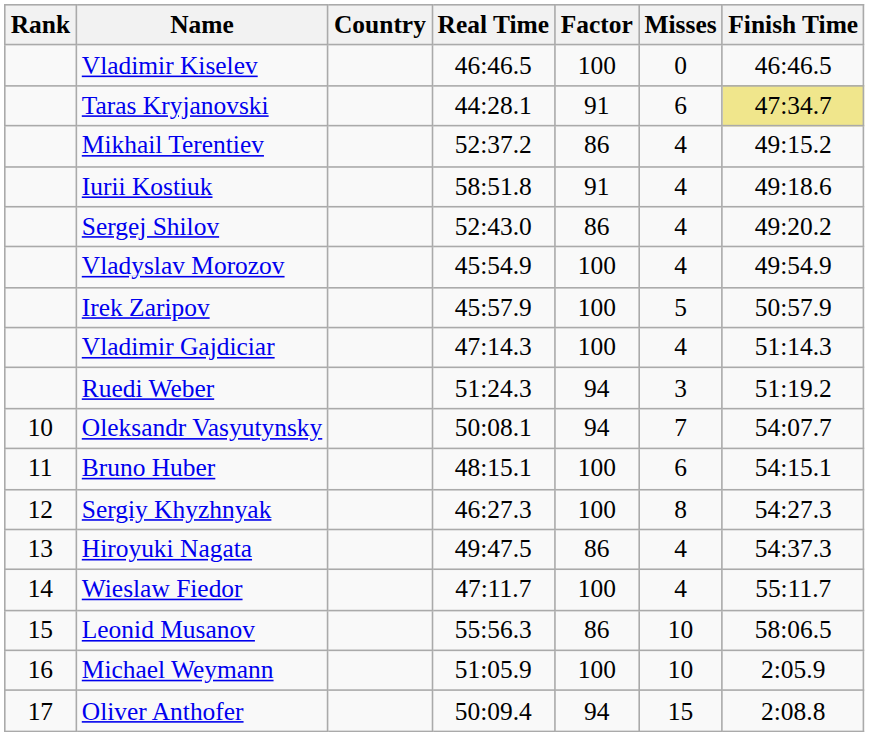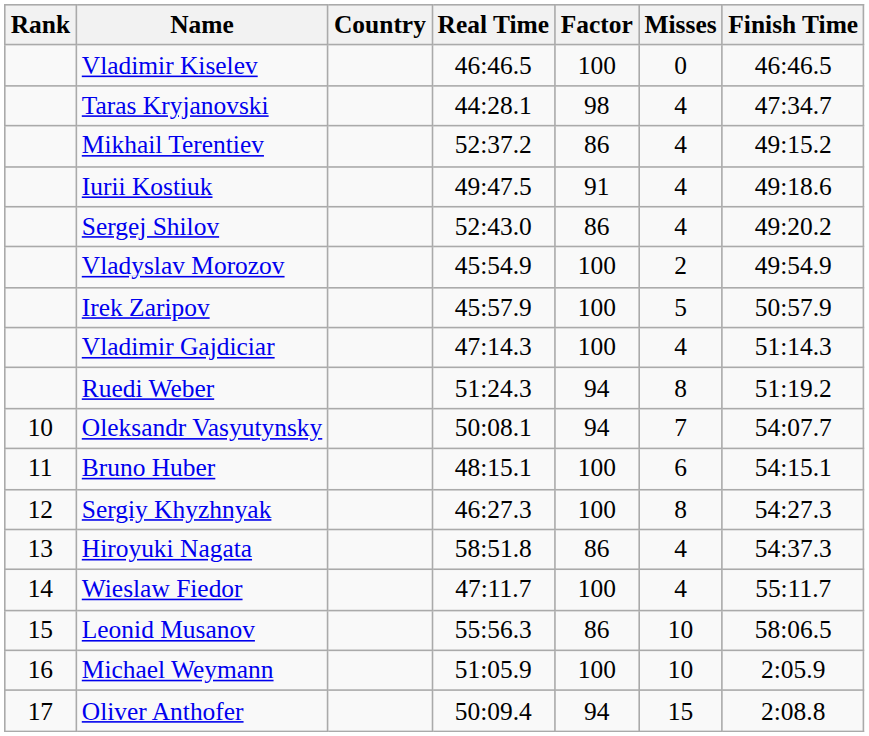(597, 105) 91 -> (597, 105) 98
(681, 105) 6 -> (681, 105) 4
(793, 105) khaki background -> (793, 105) no background
(493, 186) 58:51.8 -> (493, 186) 49:47.5
(681, 266) 4 -> (681, 266) 2
(681, 387) 3 -> (681, 387) 8
(493, 549) 49:47.5 -> (493, 549) 58:51.8
